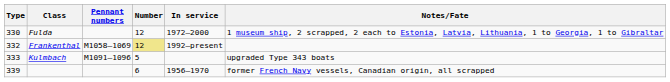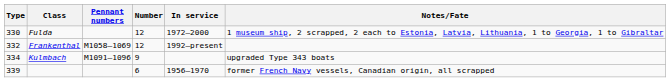(139, 45) khaki background -> (139, 45) no background
(13, 58) 333 -> (13, 58) 334
(137, 58) 5 -> (137, 58) 9
